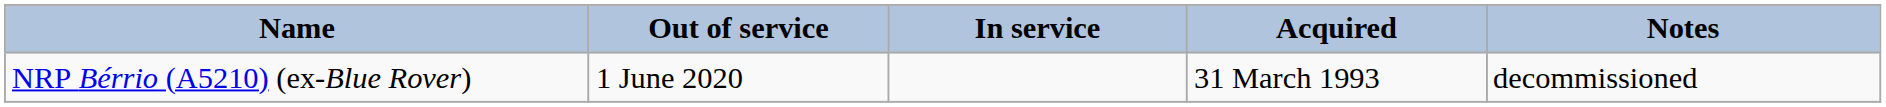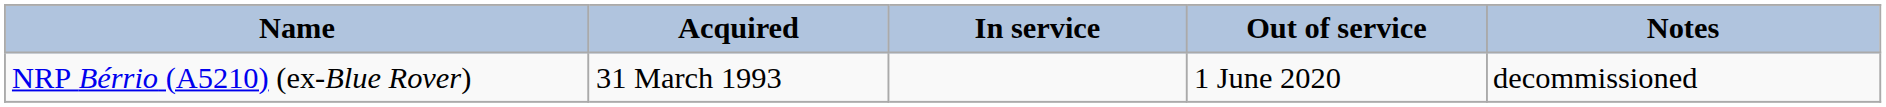columns swapped: (1336, 28) <-> (738, 28)
